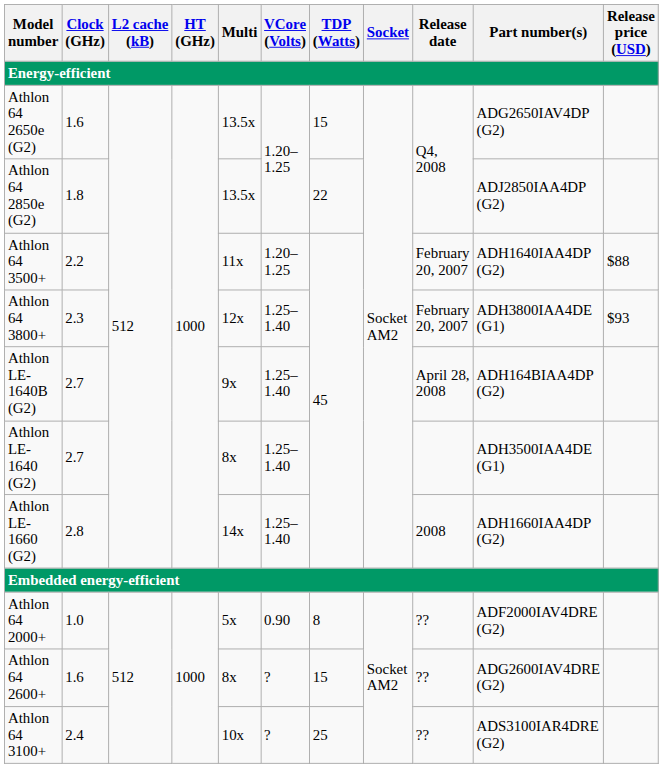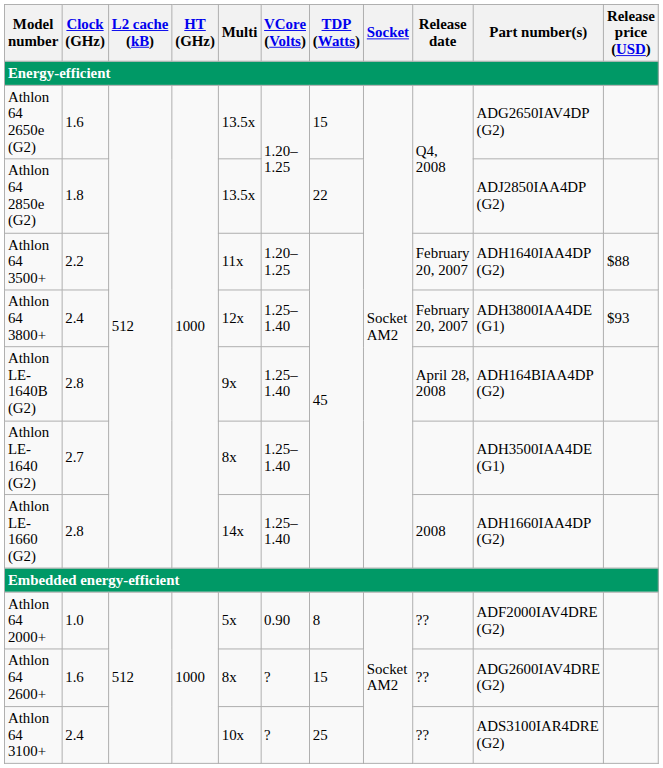(74, 318) 2.3 -> (74, 318) 2.4
(74, 383) 2.7 -> (74, 383) 2.8
